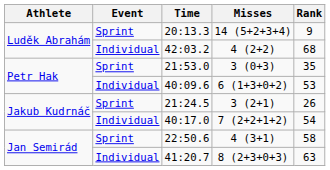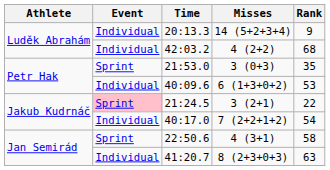(115, 31) Sprint -> (127, 31) Individual
(115, 103) no background -> (115, 103) pink background
(309, 103) 26 -> (309, 103) 22
